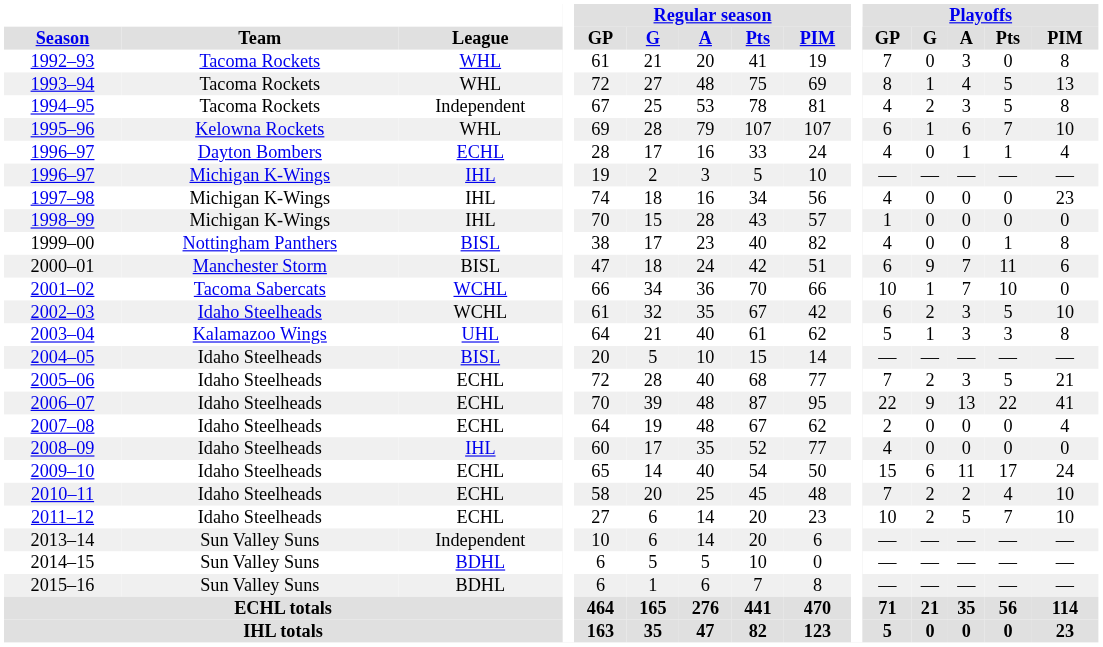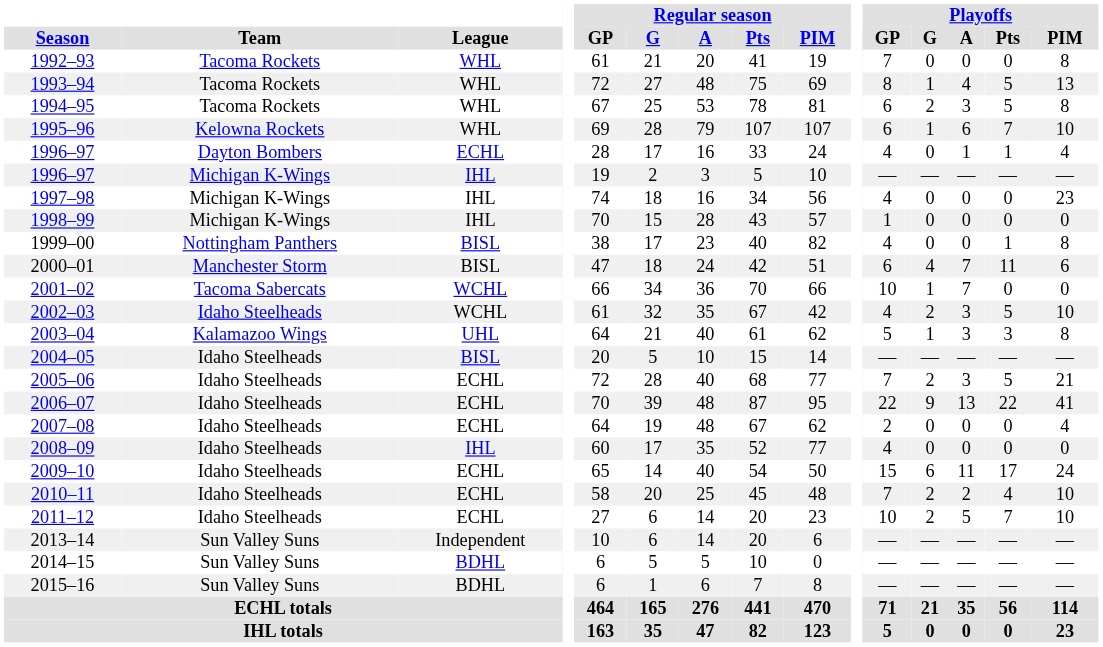(966, 60) 3 -> (966, 60) 0
(480, 106) Independent -> (480, 106) WHL
(887, 106) 4 -> (887, 106) 6
(930, 266) 9 -> (930, 266) 4
(1008, 288) 10 -> (1008, 288) 0
(887, 311) 6 -> (887, 311) 4
